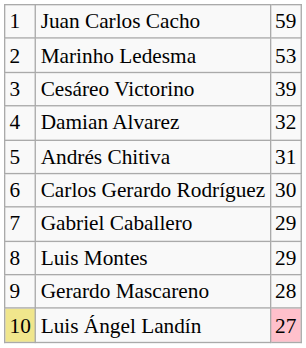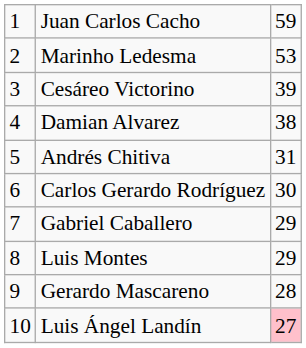(286, 122) 32 -> (286, 122) 38
(20, 325) khaki background -> (20, 325) no background
